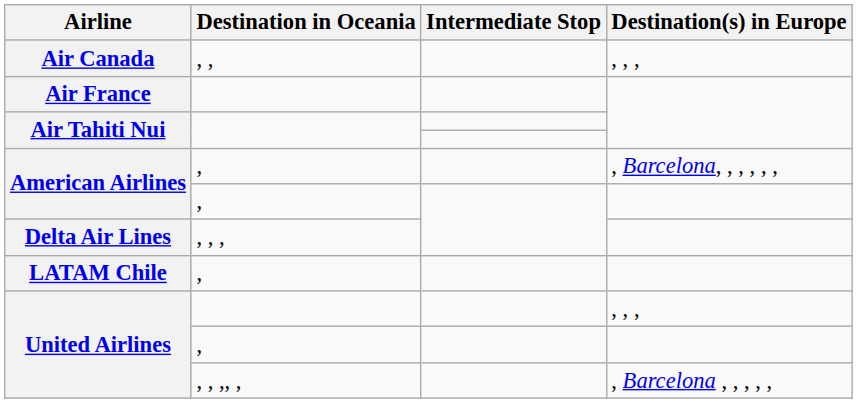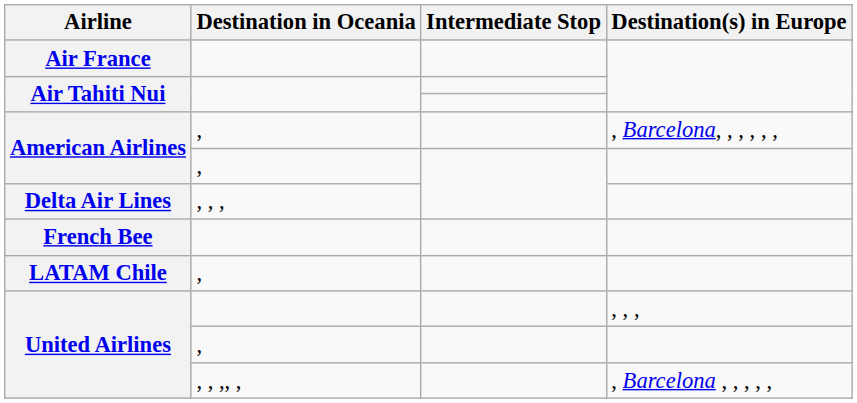- row: (98, 58)
+ row: (98, 237)
